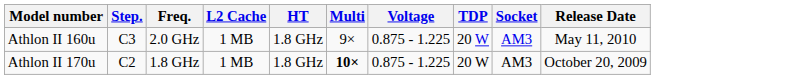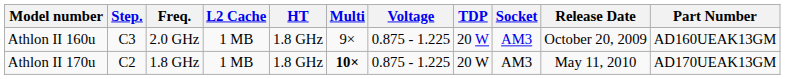+ column: (715, 16)
(596, 39) May 11, 2010 -> (596, 39) October 20, 2009
(596, 62) October 20, 2009 -> (596, 62) May 11, 2010
